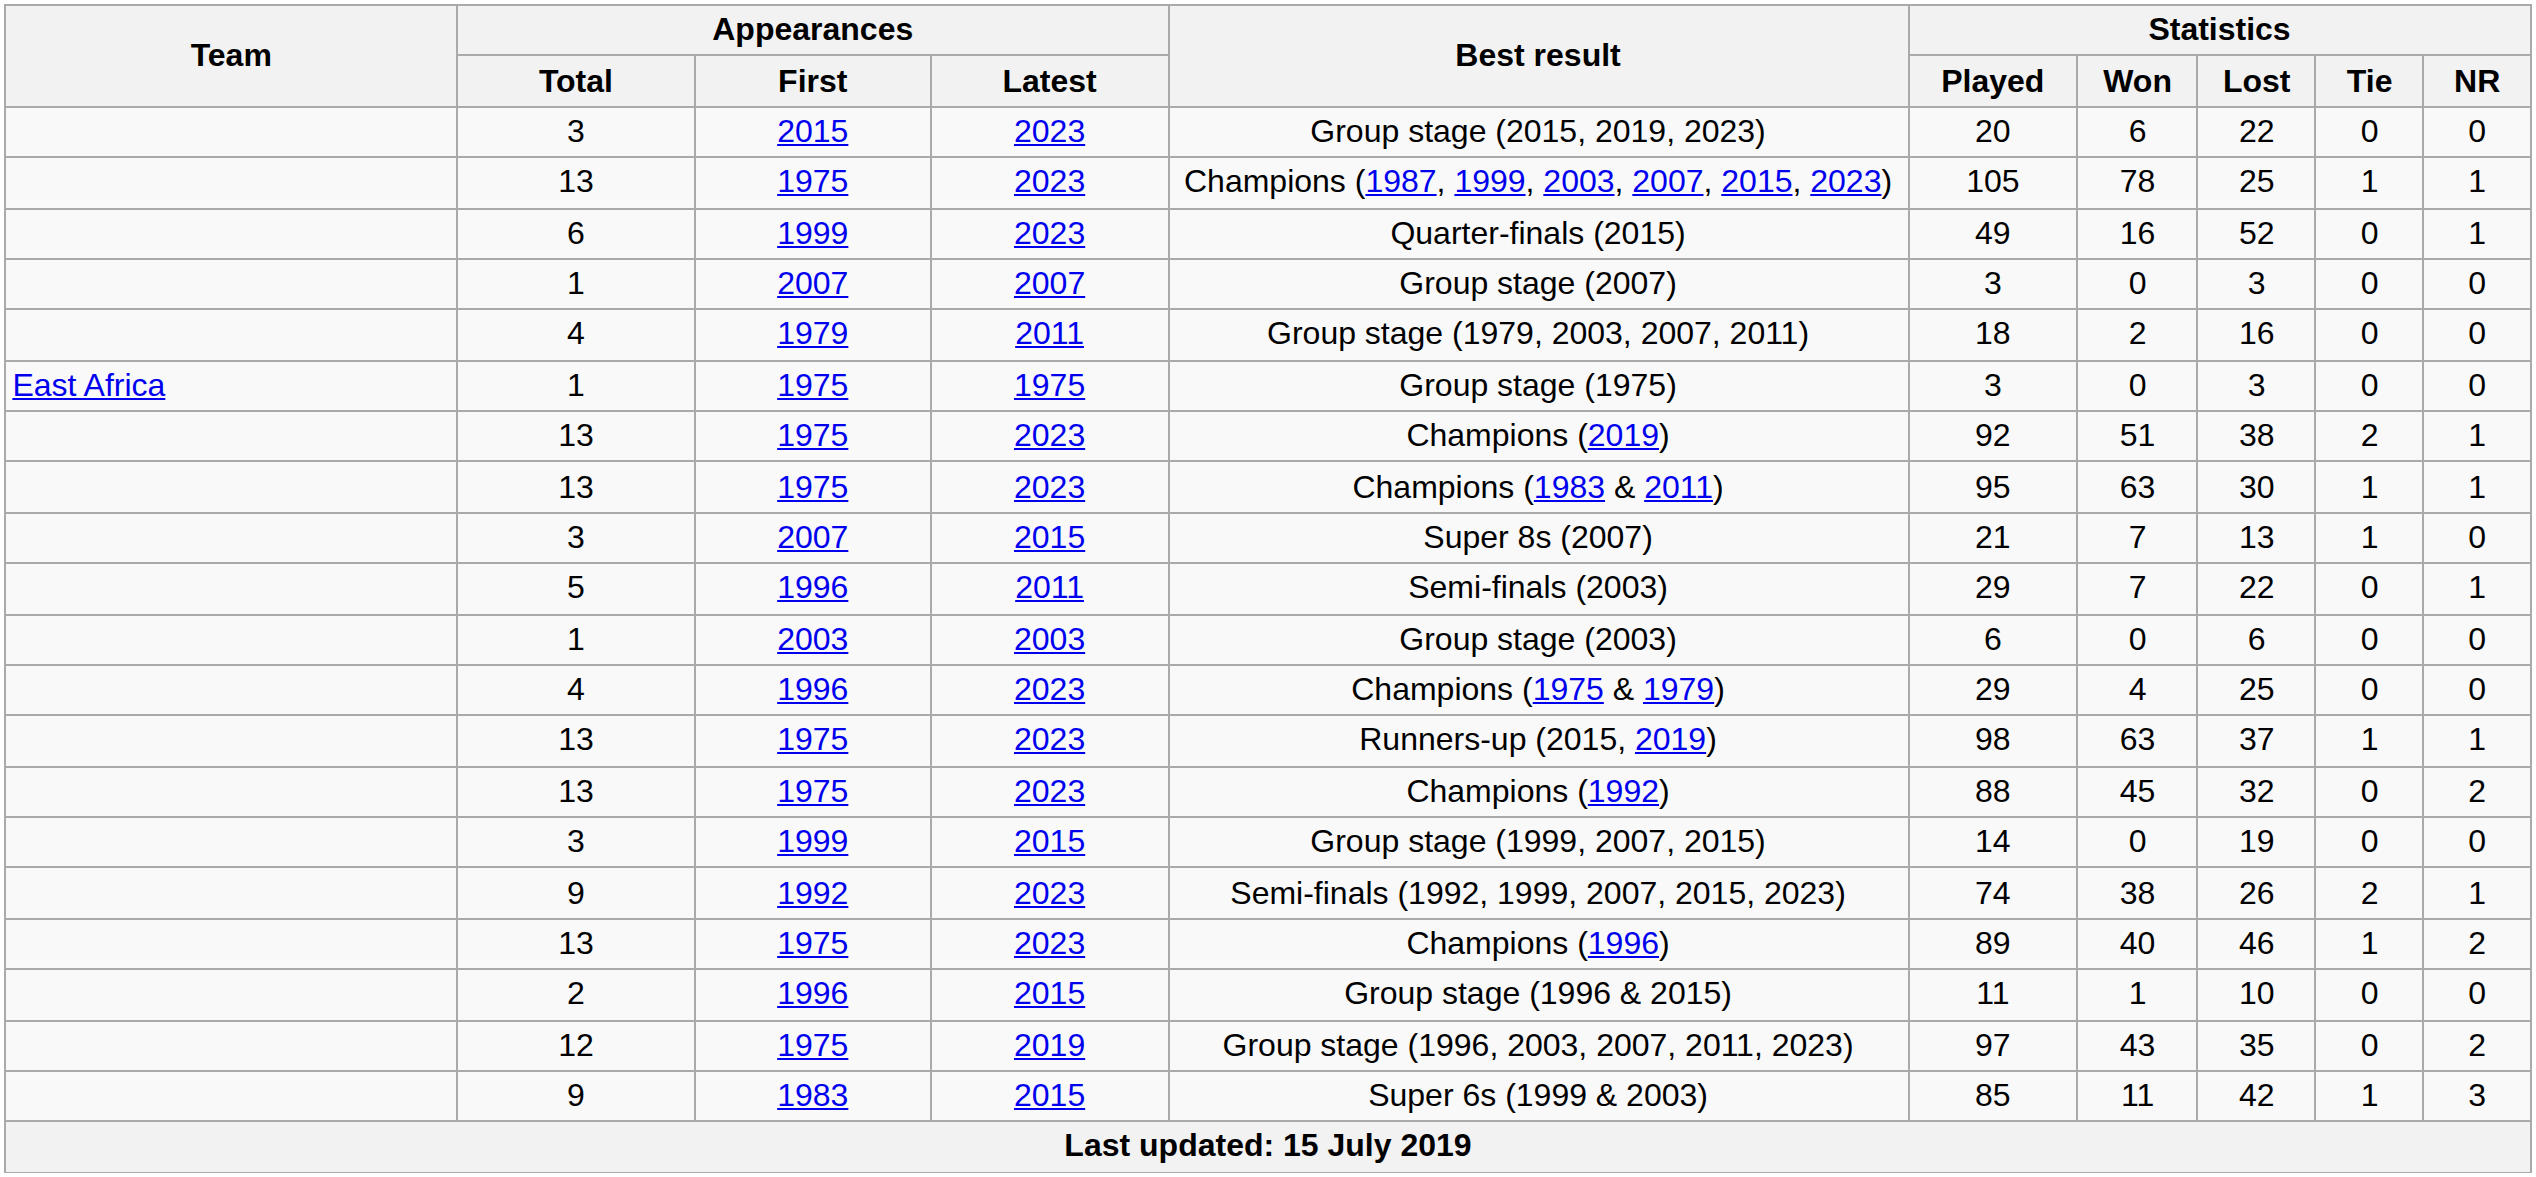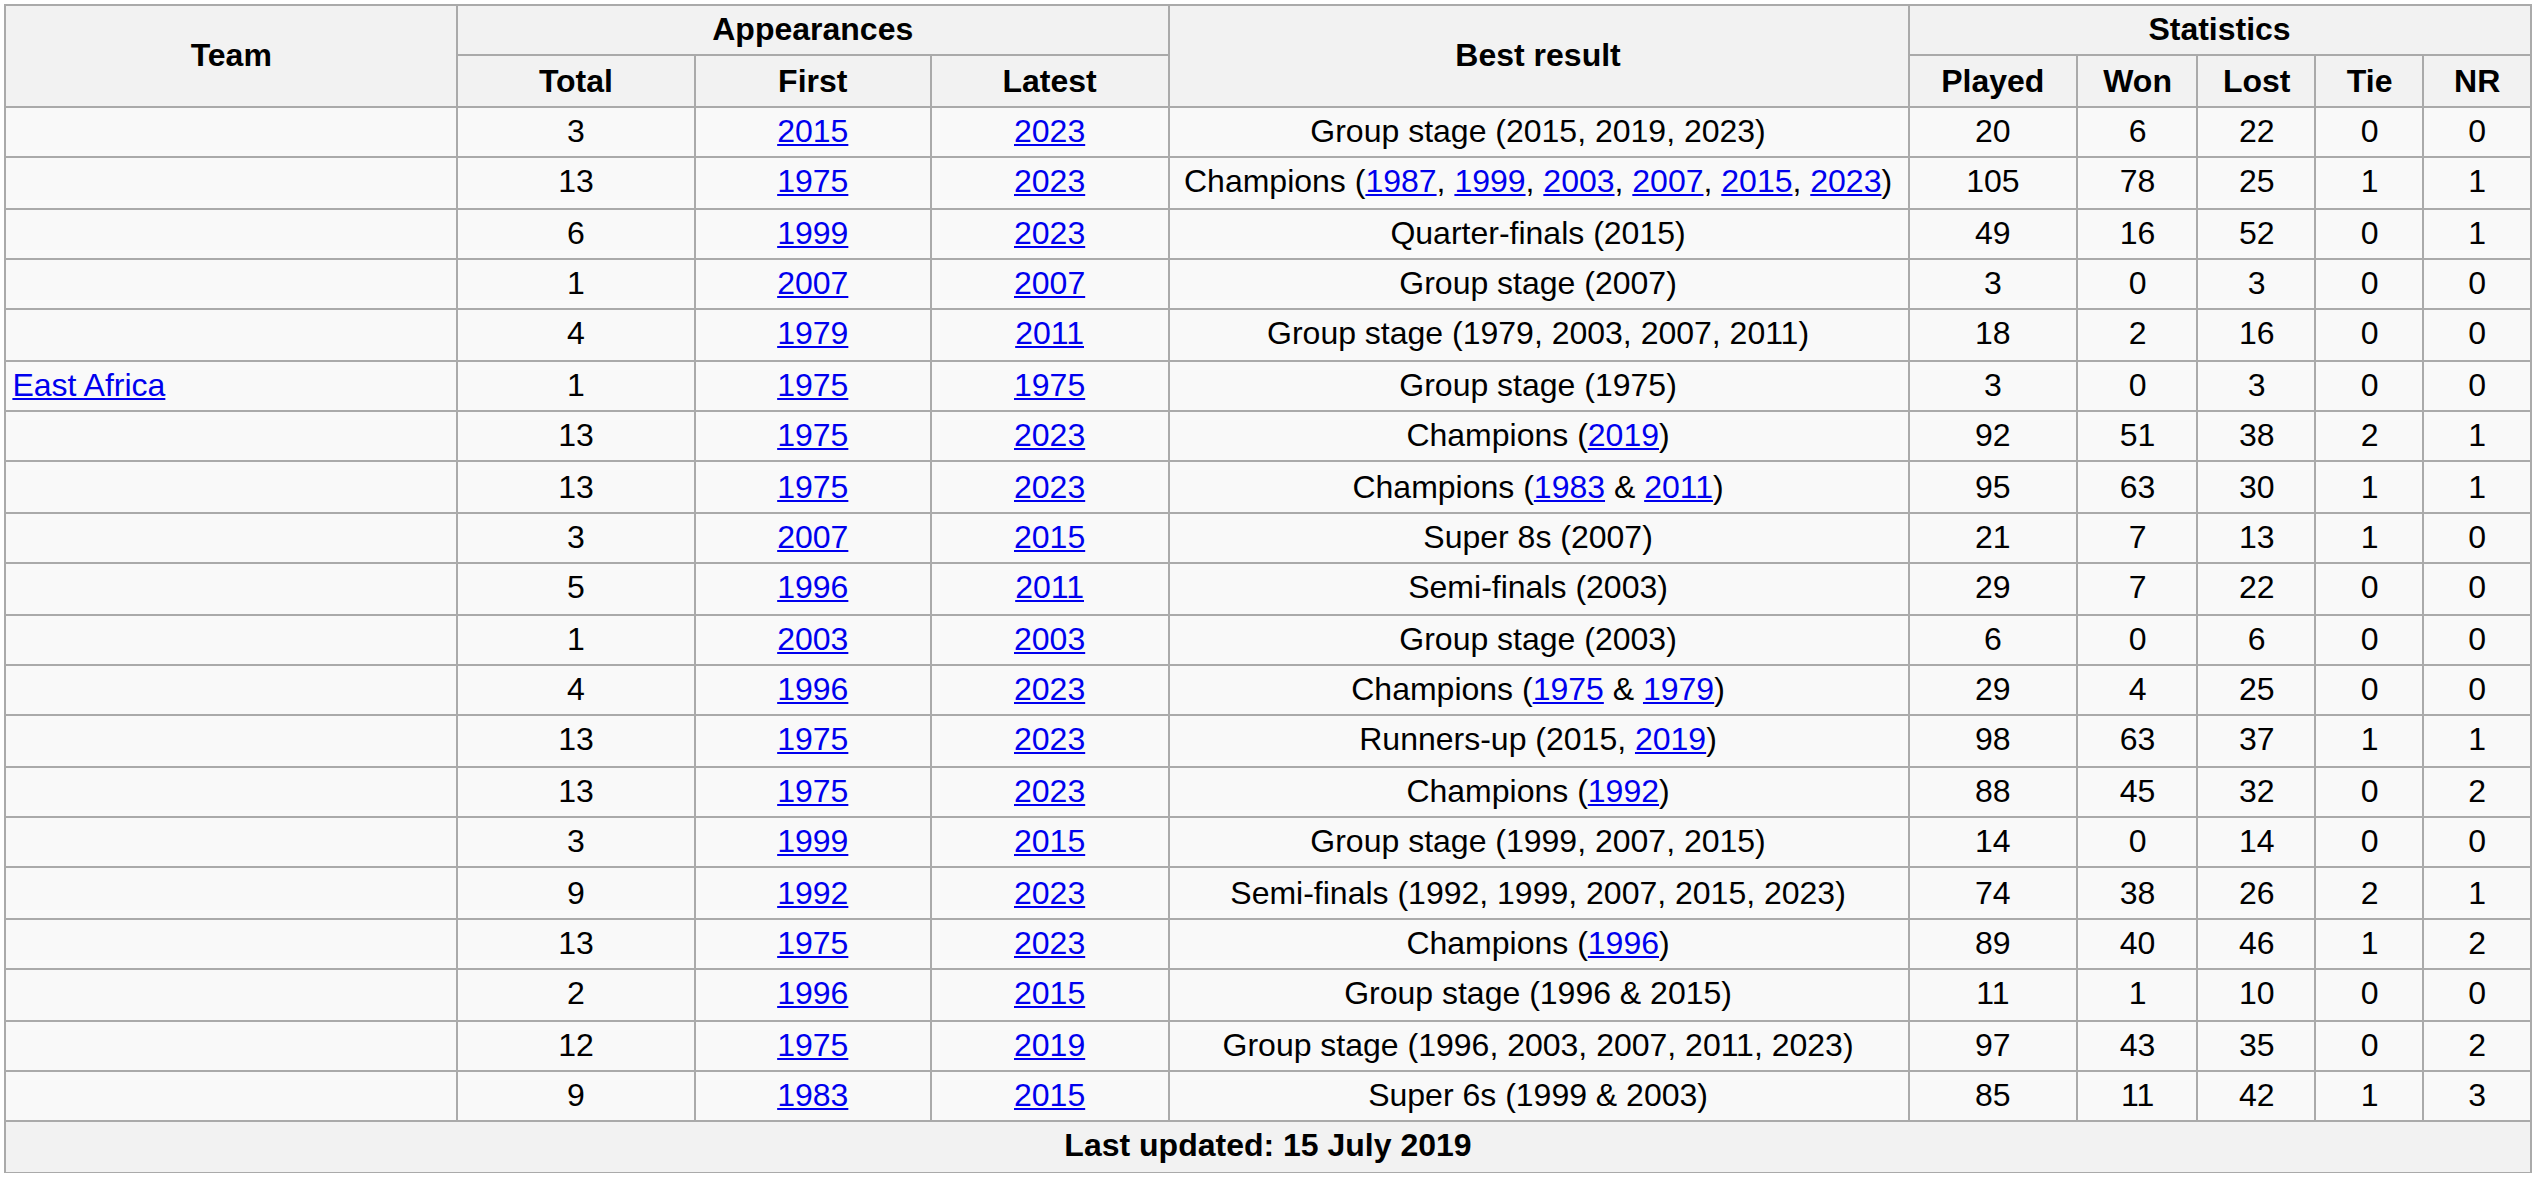(2477, 588) 1 -> (2477, 588) 0
(2257, 841) 19 -> (2257, 841) 14
